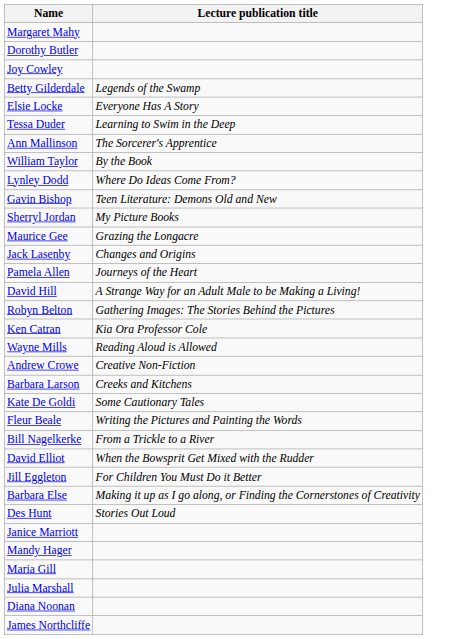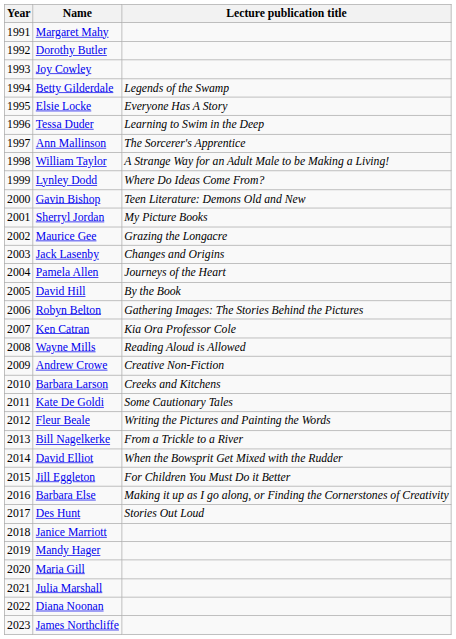+ column: (19, 13)
(124, 161) By the Book -> (257, 161) A Strange Way for an Adult Male to be Making a Living!
(228, 291) A Strange Way for an Adult Male to be Making a Living! -> (153, 291) By the Book
